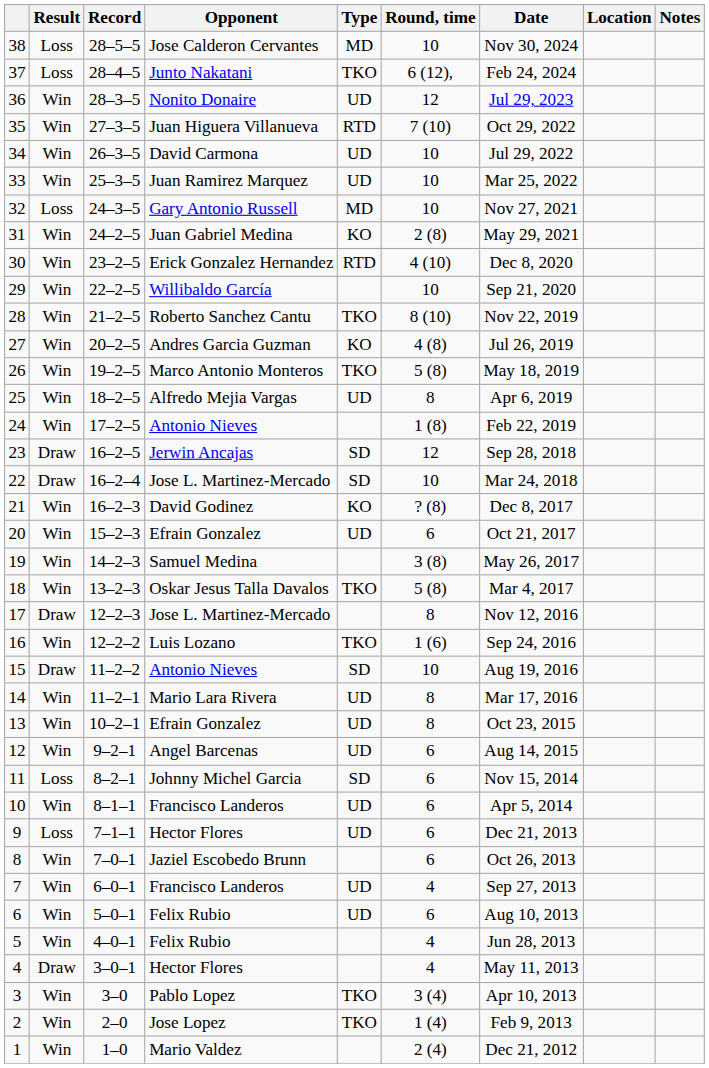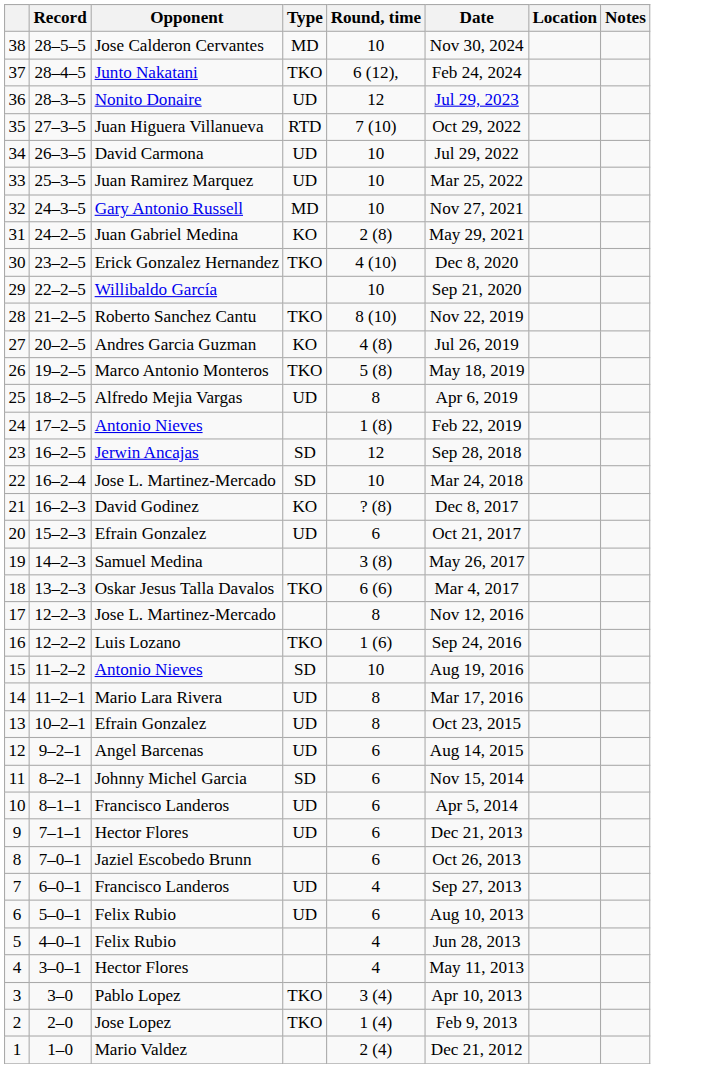- column: (57, 18)
(359, 262) RTD -> (305, 262) TKO
(430, 588) 5 (8) -> (376, 588) 6 (6)
